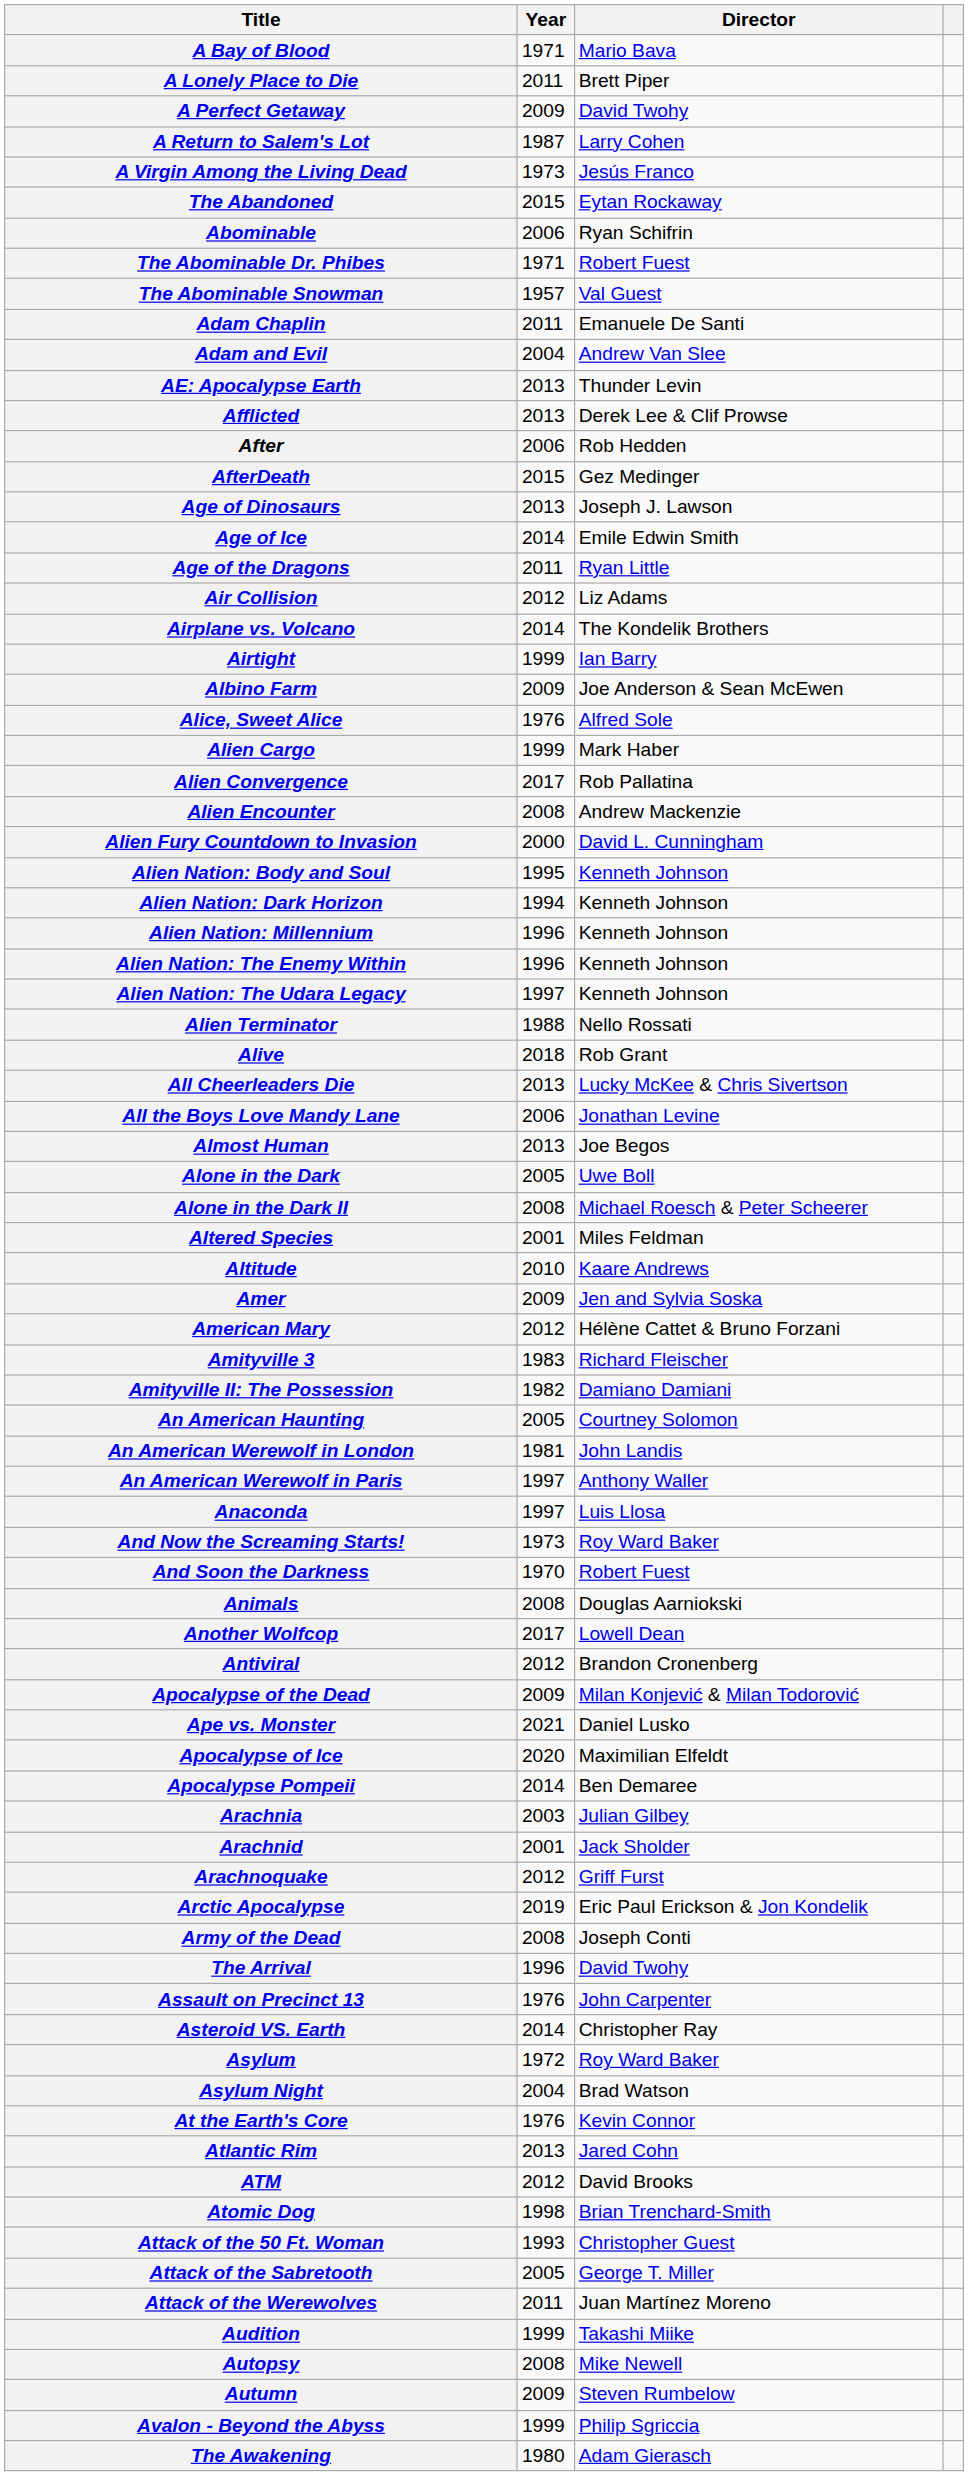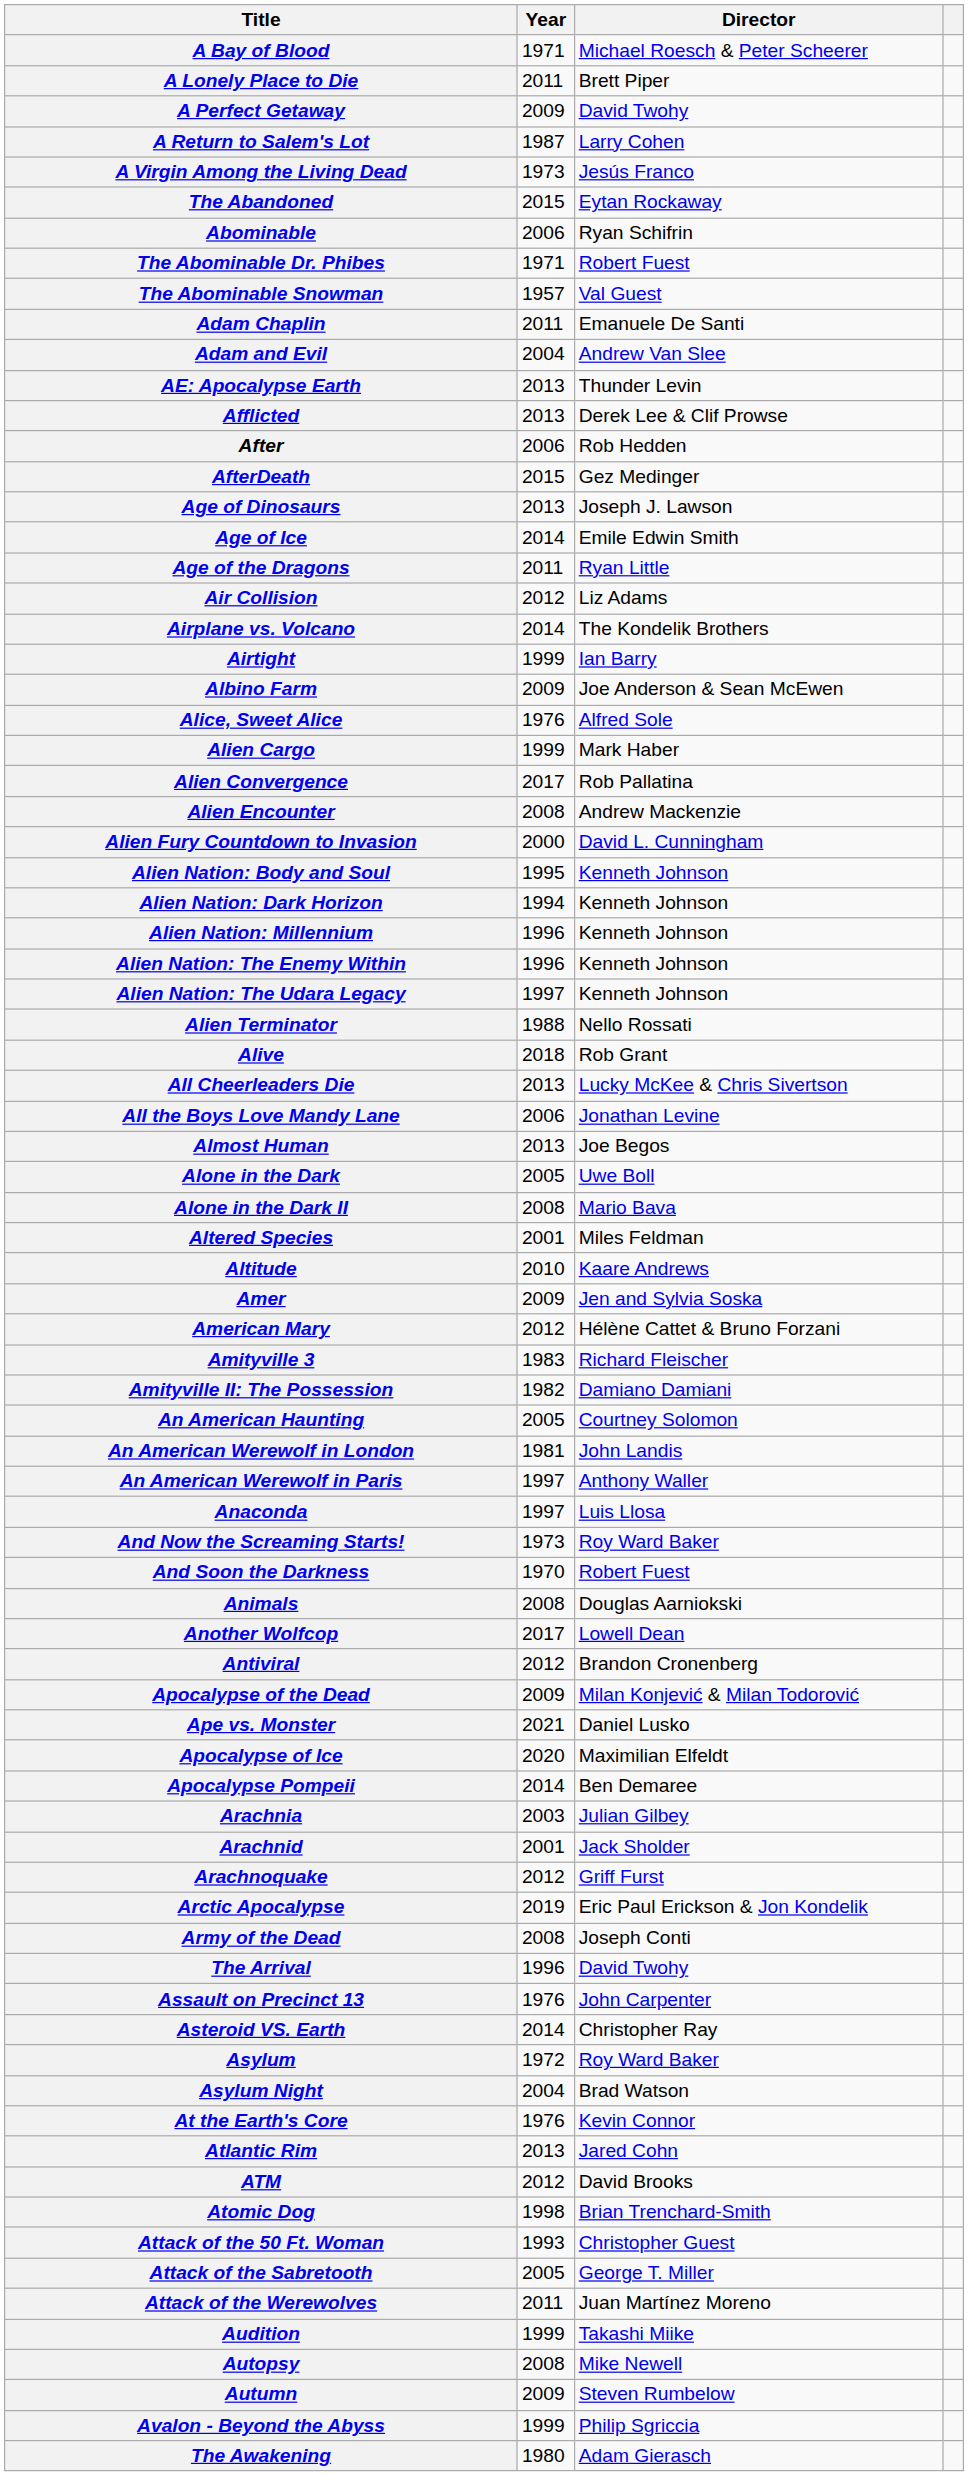(627, 50) Mario Bava -> (723, 50) Michael Roesch & Peter Scheerer
(723, 1207) Michael Roesch & Peter Scheerer -> (627, 1207) Mario Bava
